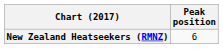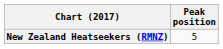(194, 37) 6 -> (194, 37) 5
